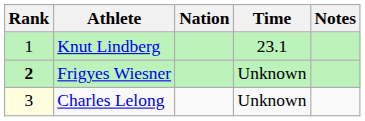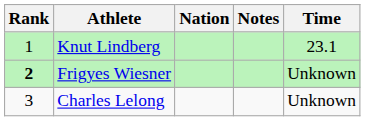columns swapped: (272, 18) <-> (335, 18)
(29, 101) lightyellow background -> (29, 101) no background
